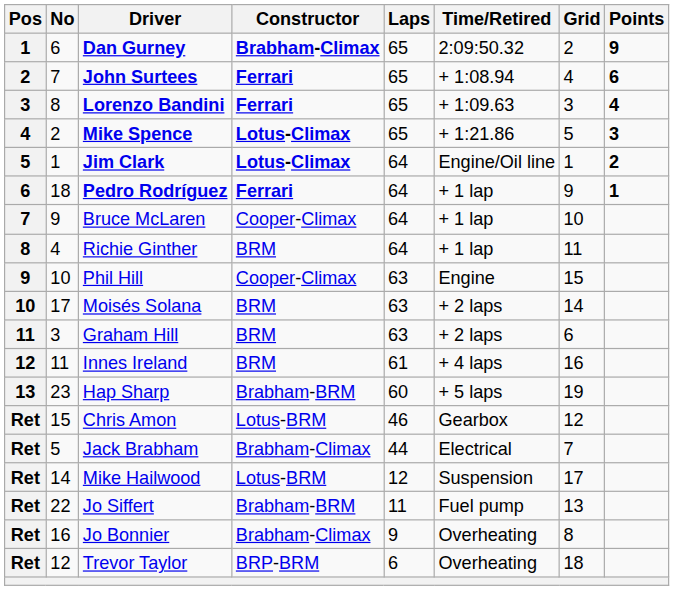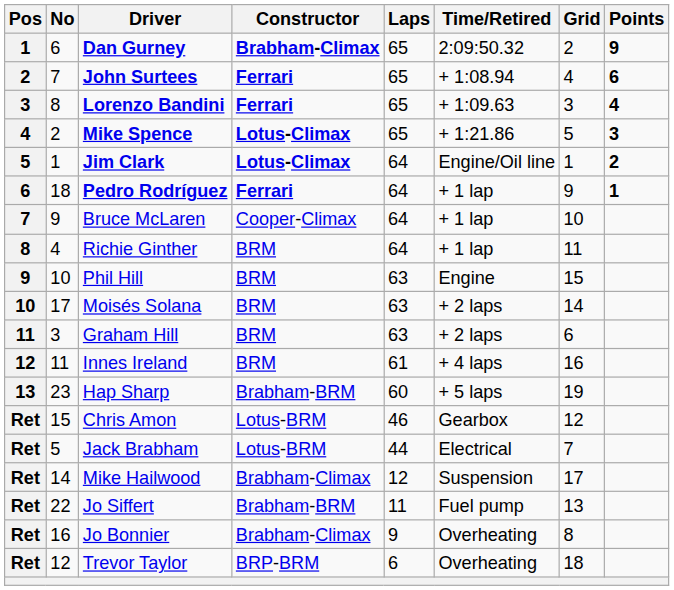(296, 277) Cooper-Climax -> (256, 277) BRM
(303, 449) Brabham-Climax -> (281, 449) Lotus-BRM
(281, 477) Lotus-BRM -> (303, 477) Brabham-Climax
